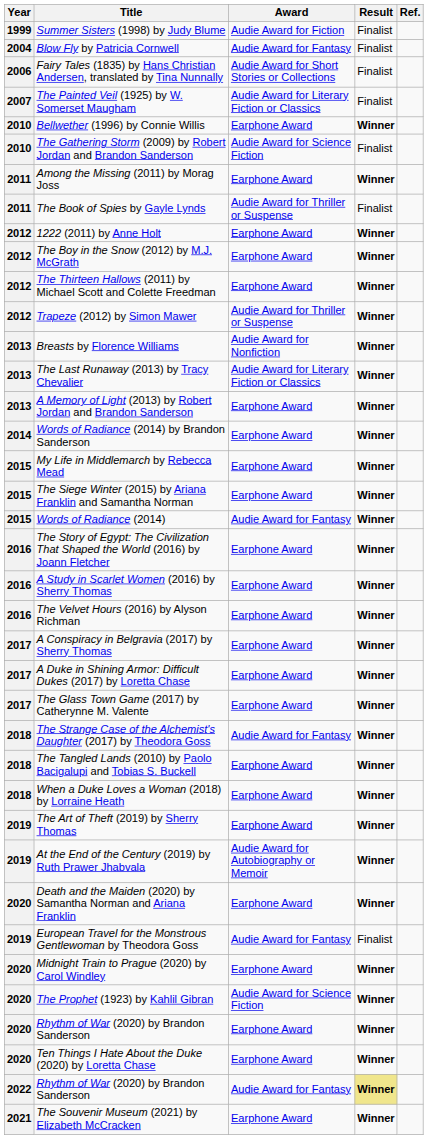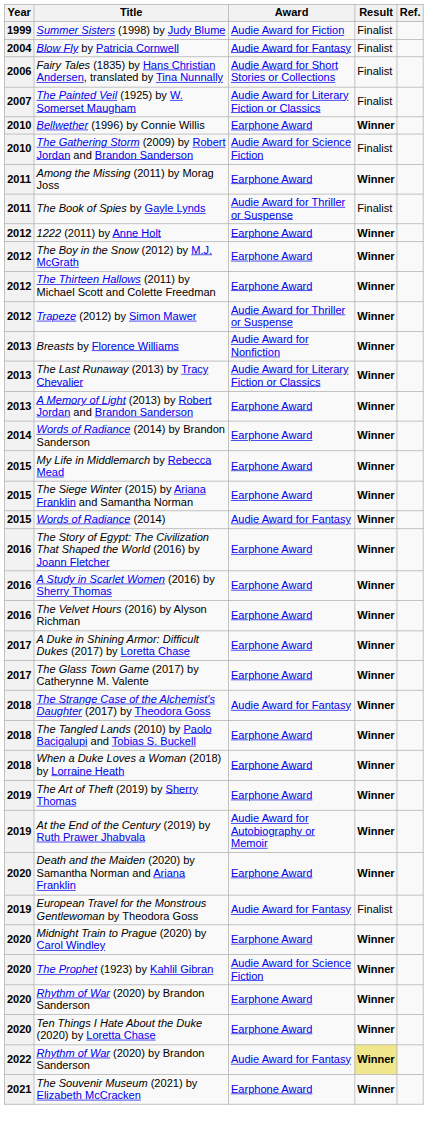- row: (19, 645)
